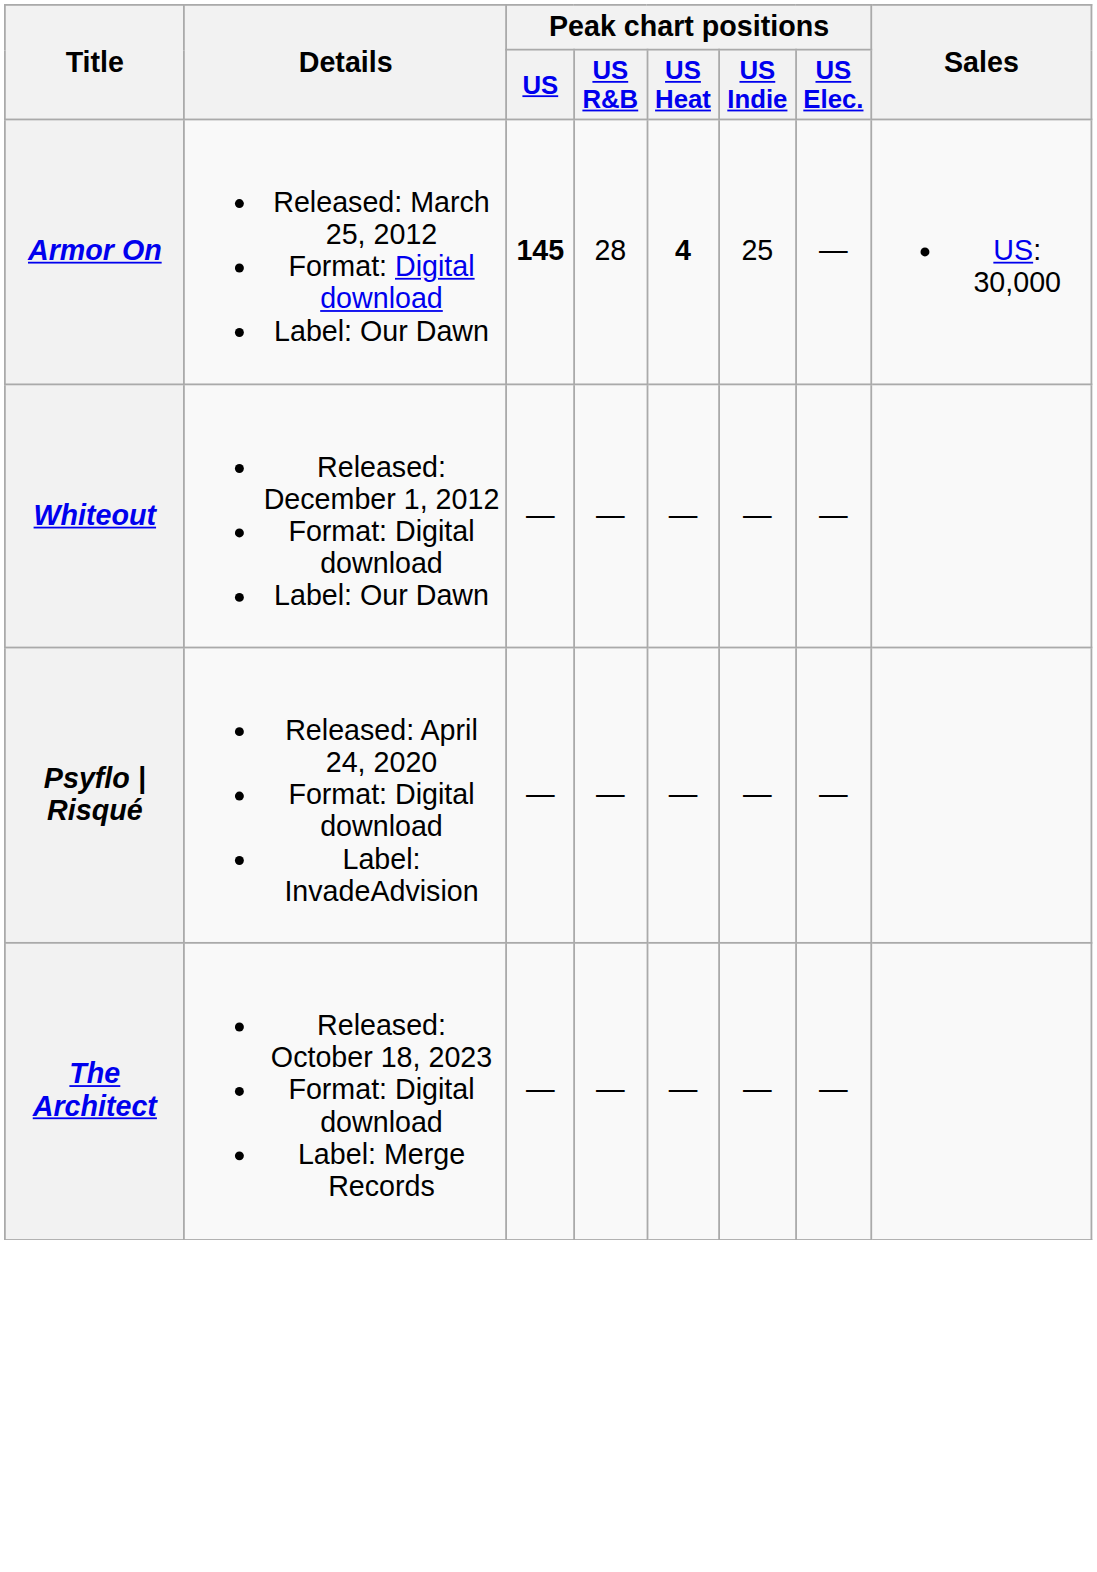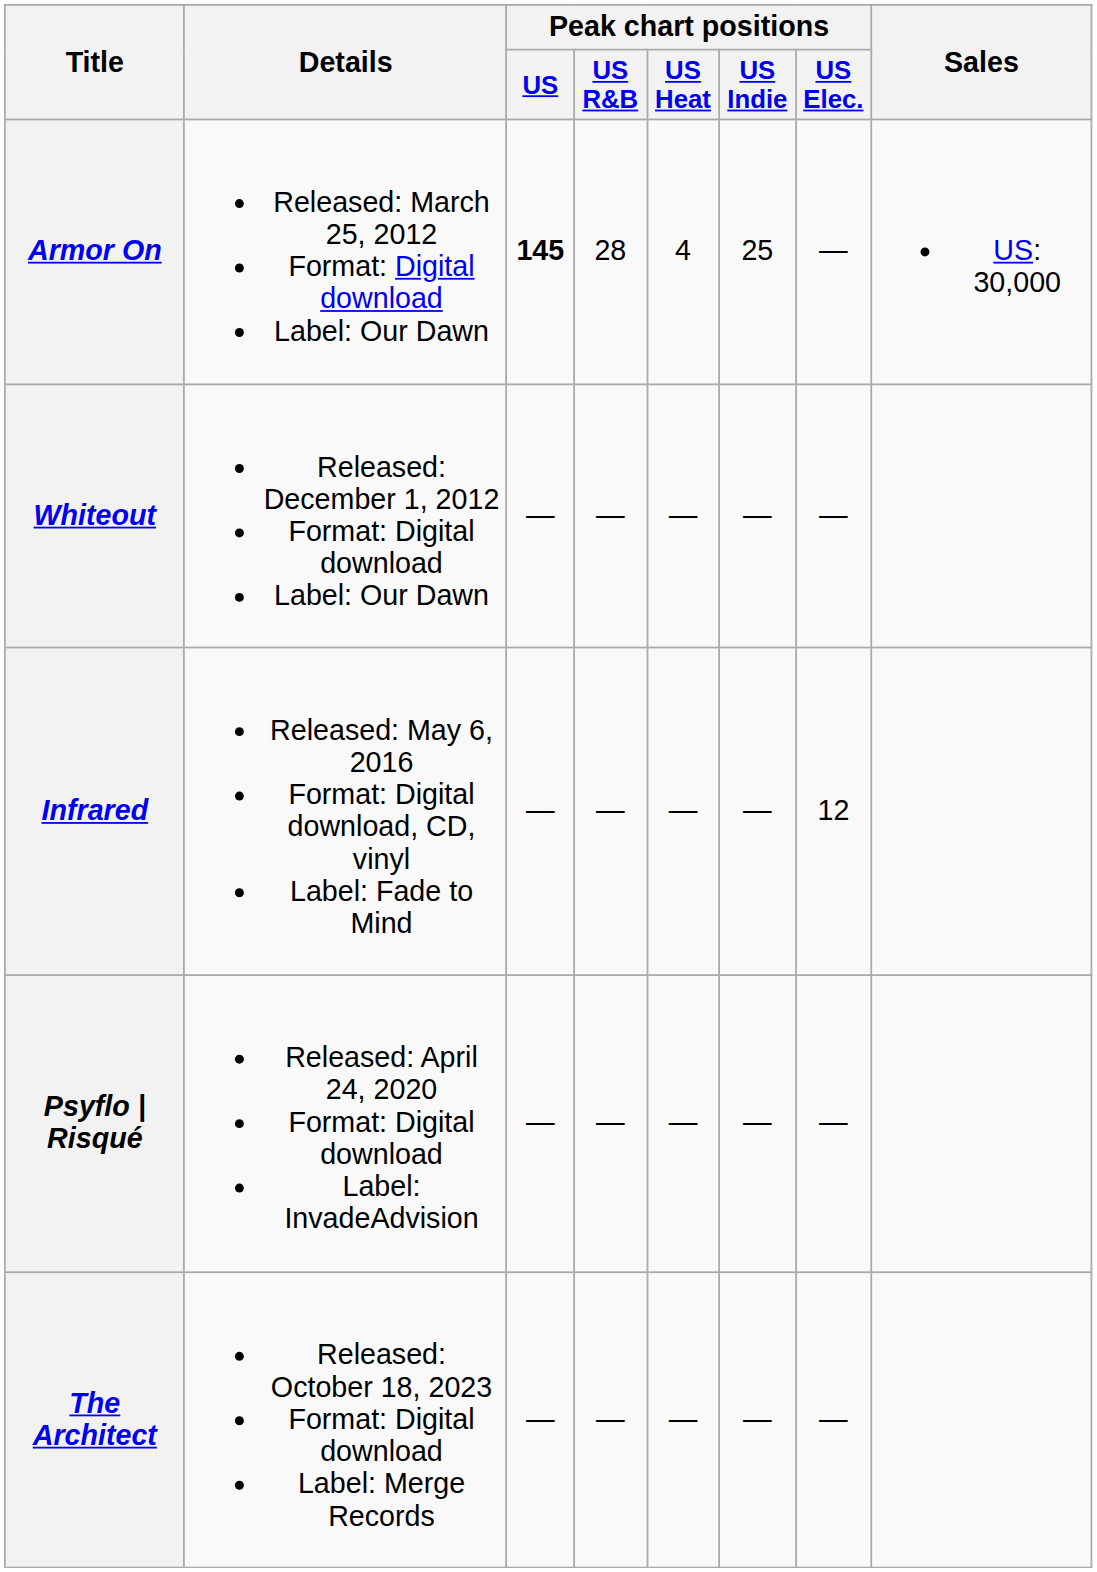(683, 251) bold -> (683, 251) normal
+ row: (95, 811)
